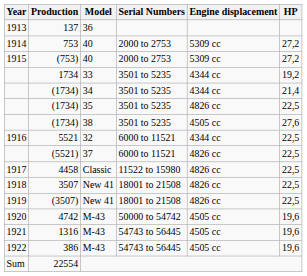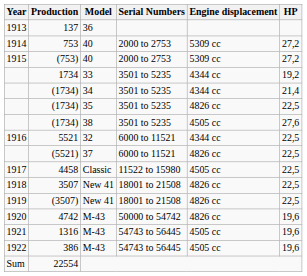(205, 169) 4826 cc -> (205, 169) 4505 cc
(205, 216) 4505 cc -> (205, 216) 4826 cc
